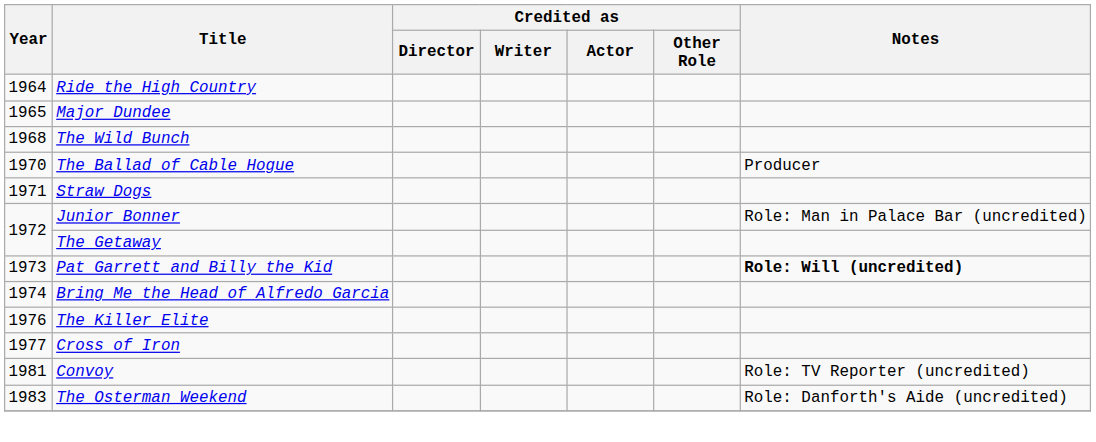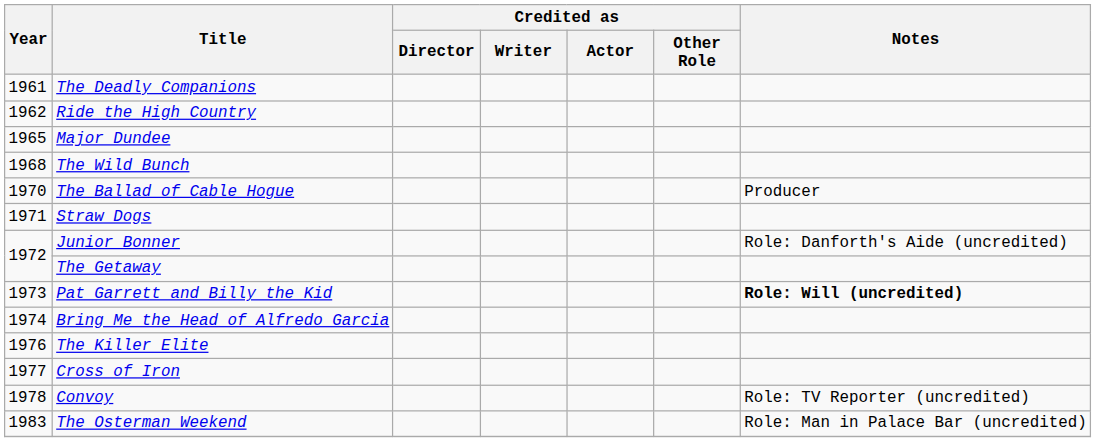+ row: (156, 88)
(27, 88) 1964 -> (27, 113) 1962
(916, 217) Role: Man in Palace Bar (uncredited) -> (906, 243) Role: Danforth's Aide (uncredited)
(27, 372) 1981 -> (27, 398) 1978
(906, 398) Role: Danforth's Aide (uncredited) -> (916, 424) Role: Man in Palace Bar (uncredited)
